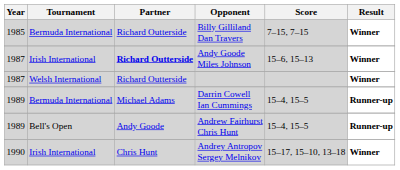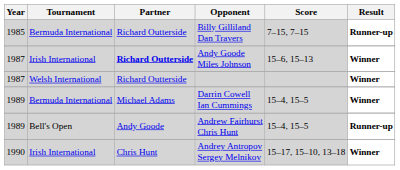(365, 33) Winner -> (371, 33) Runner-up
(371, 100) Runner-up -> (365, 100) Winner
